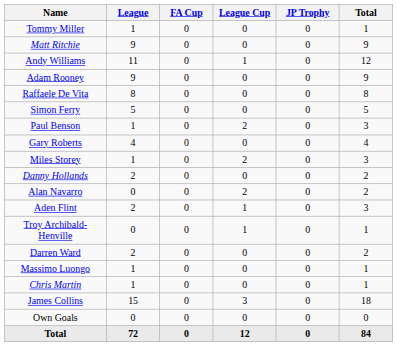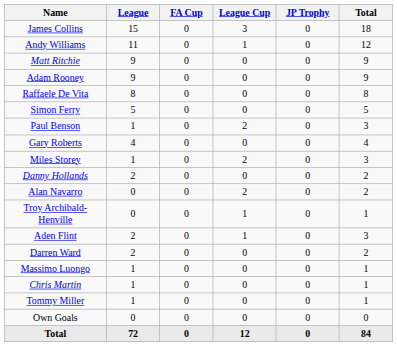rows swapped: (55, 301) <-> (55, 29)
rows swapped: (55, 61) <-> (55, 45)
rows swapped: (55, 230) <-> (55, 208)
